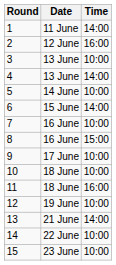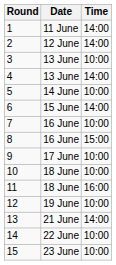(96, 44) 16:00 -> (96, 44) 14:00
